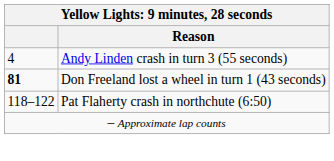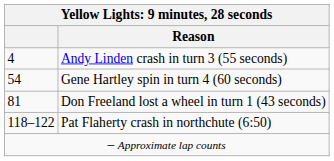+ row: (171, 79)
(14, 79) bold -> (14, 101) normal
